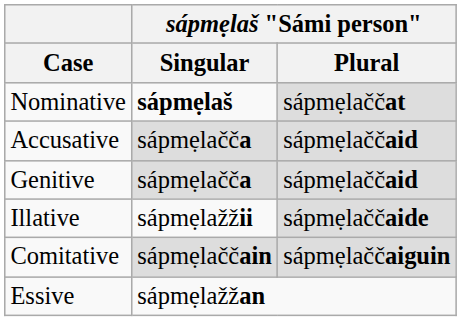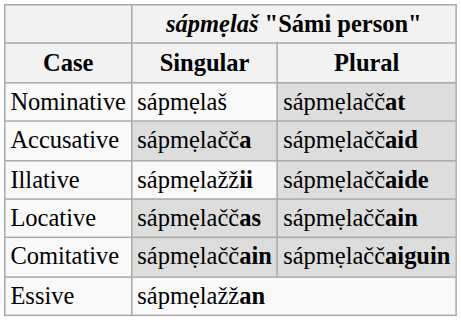(185, 101) bold -> (182, 101) normal
- row: (53, 179)
+ row: (53, 218)
